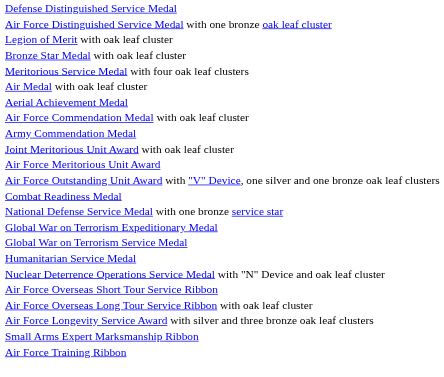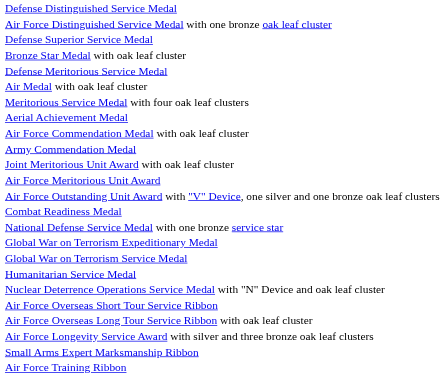+ row: (79, 39)
- row: (89, 39)
+ row: (86, 71)
rows swapped: (127, 71) <-> (76, 86)
